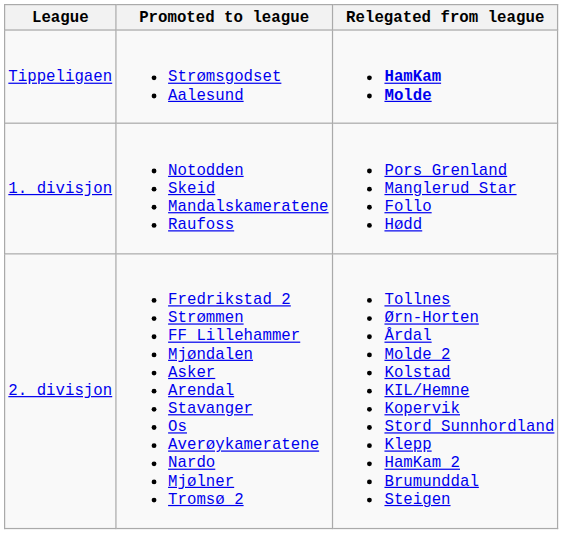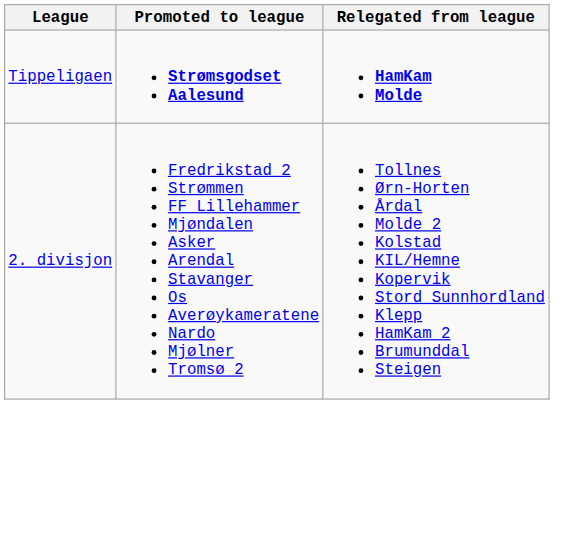(224, 86) normal -> (219, 86) bold
- row: (60, 188)
